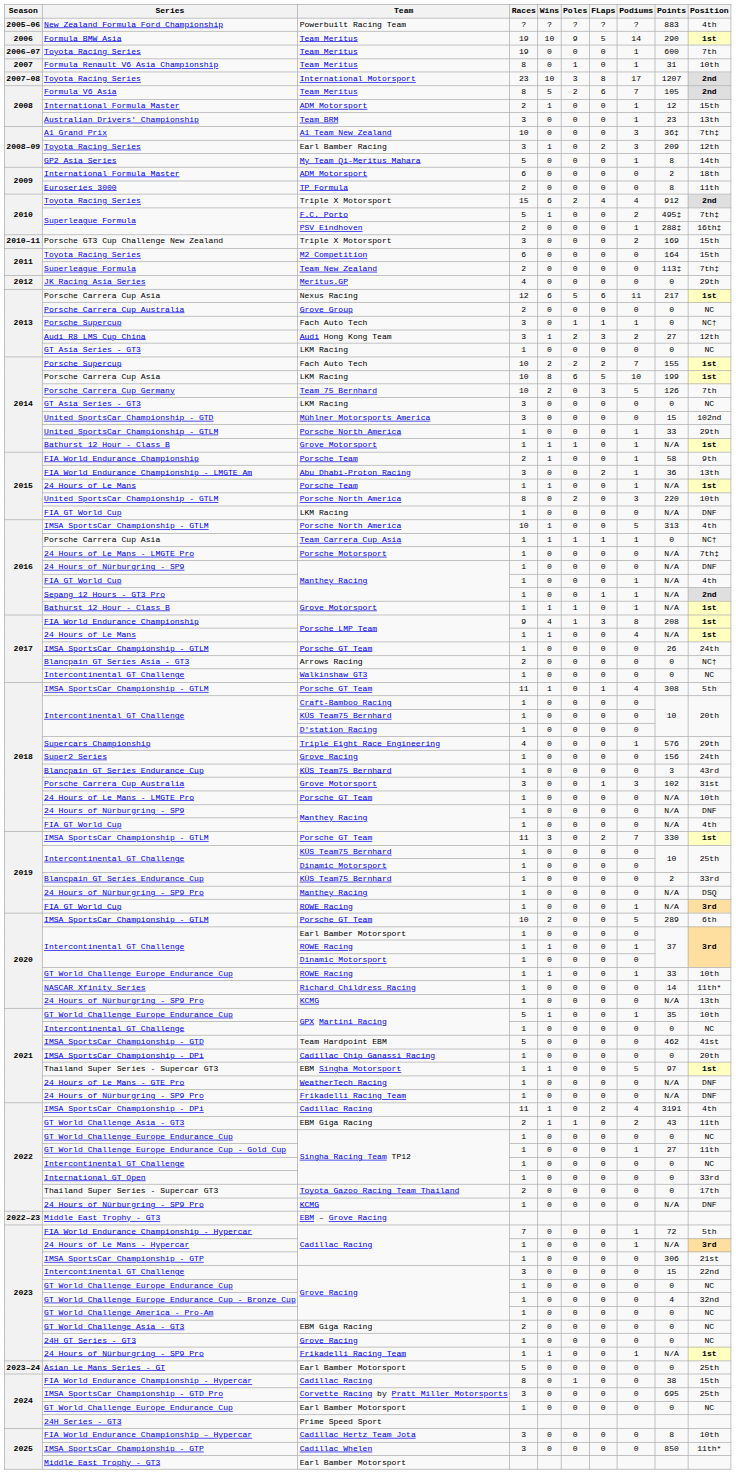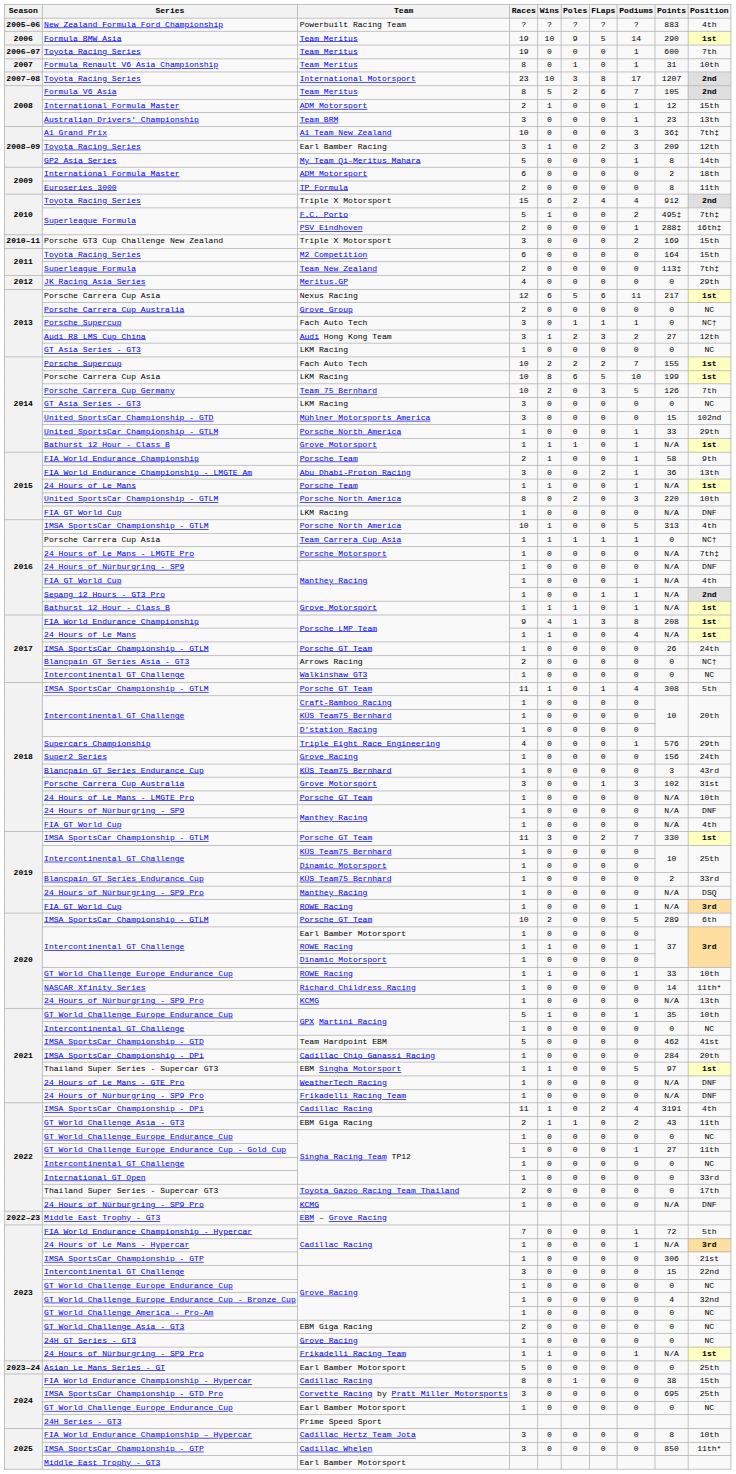(672, 1055) 0 -> (672, 1055) 284
